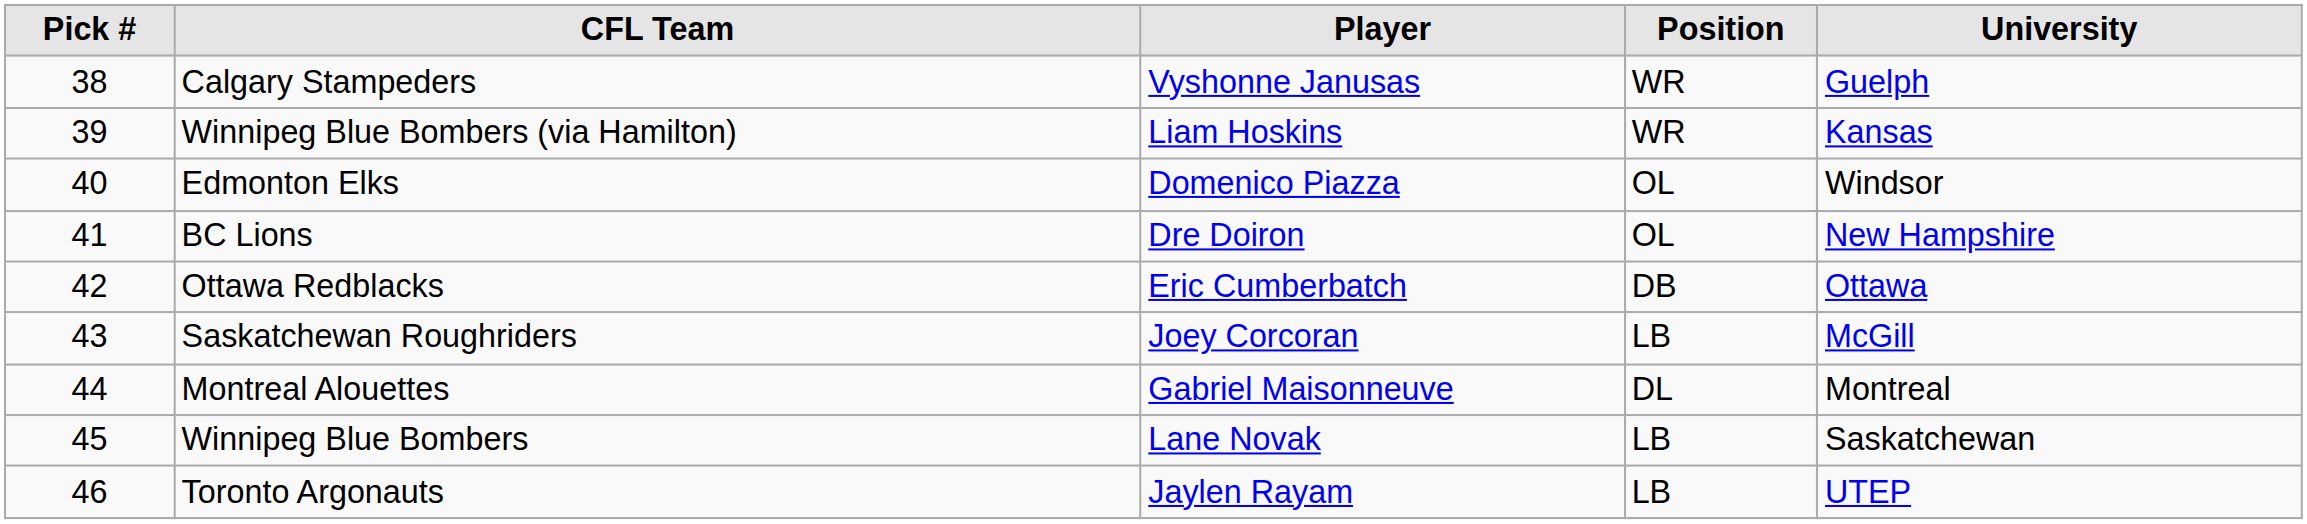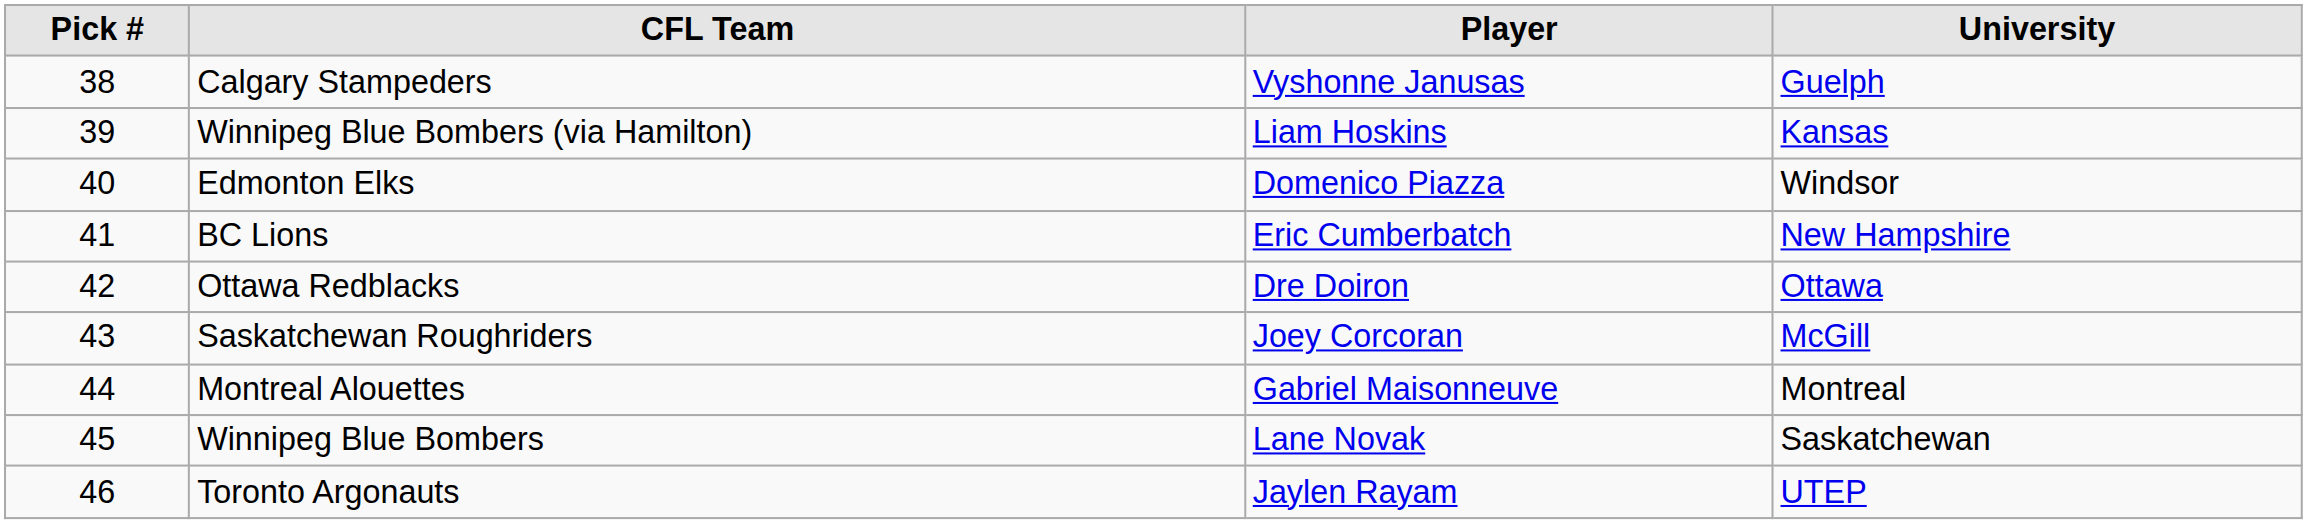- column: (1721, 30)
(1226, 235) Dre Doiron -> (1382, 235) Eric Cumberbatch
(1278, 286) Eric Cumberbatch -> (1331, 286) Dre Doiron
